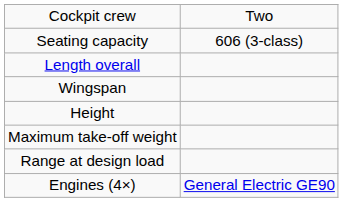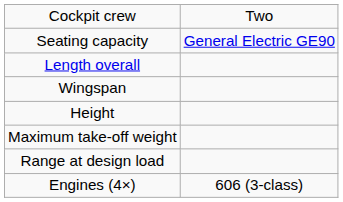(259, 40) 606 (3-class) -> (259, 40) General Electric GE90
(259, 185) General Electric GE90 -> (259, 185) 606 (3-class)
